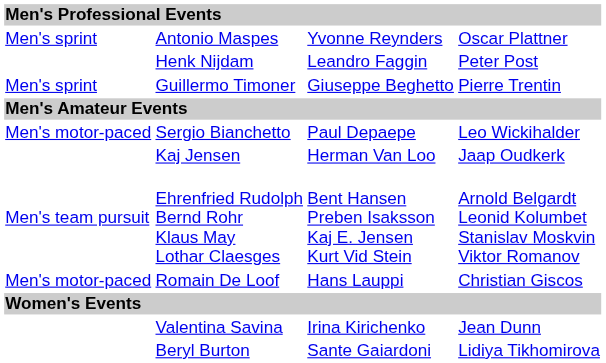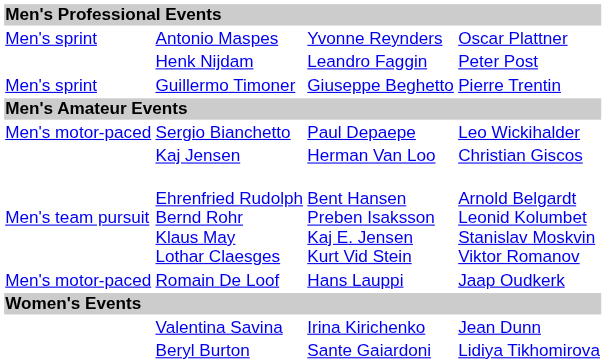(511, 156) Jaap Oudkerk -> (520, 156) Christian Giscos
(520, 280) Christian Giscos -> (511, 280) Jaap Oudkerk
